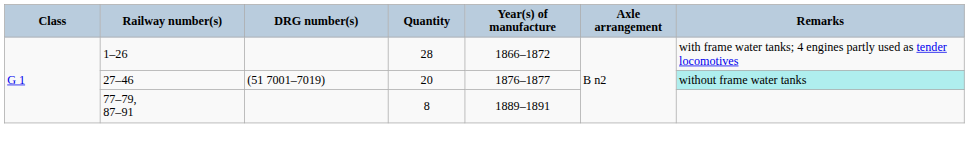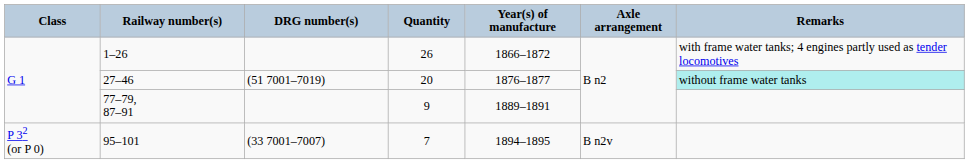(427, 53) 28 -> (427, 53) 26
(427, 106) 8 -> (427, 106) 9
+ row: (121, 140)
